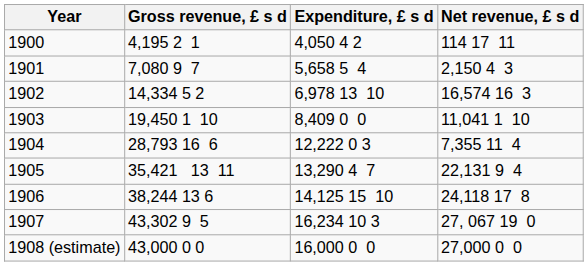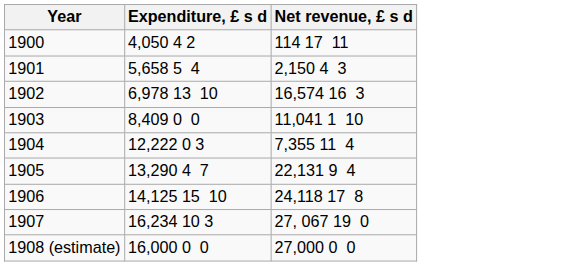- column: (207, 17)
